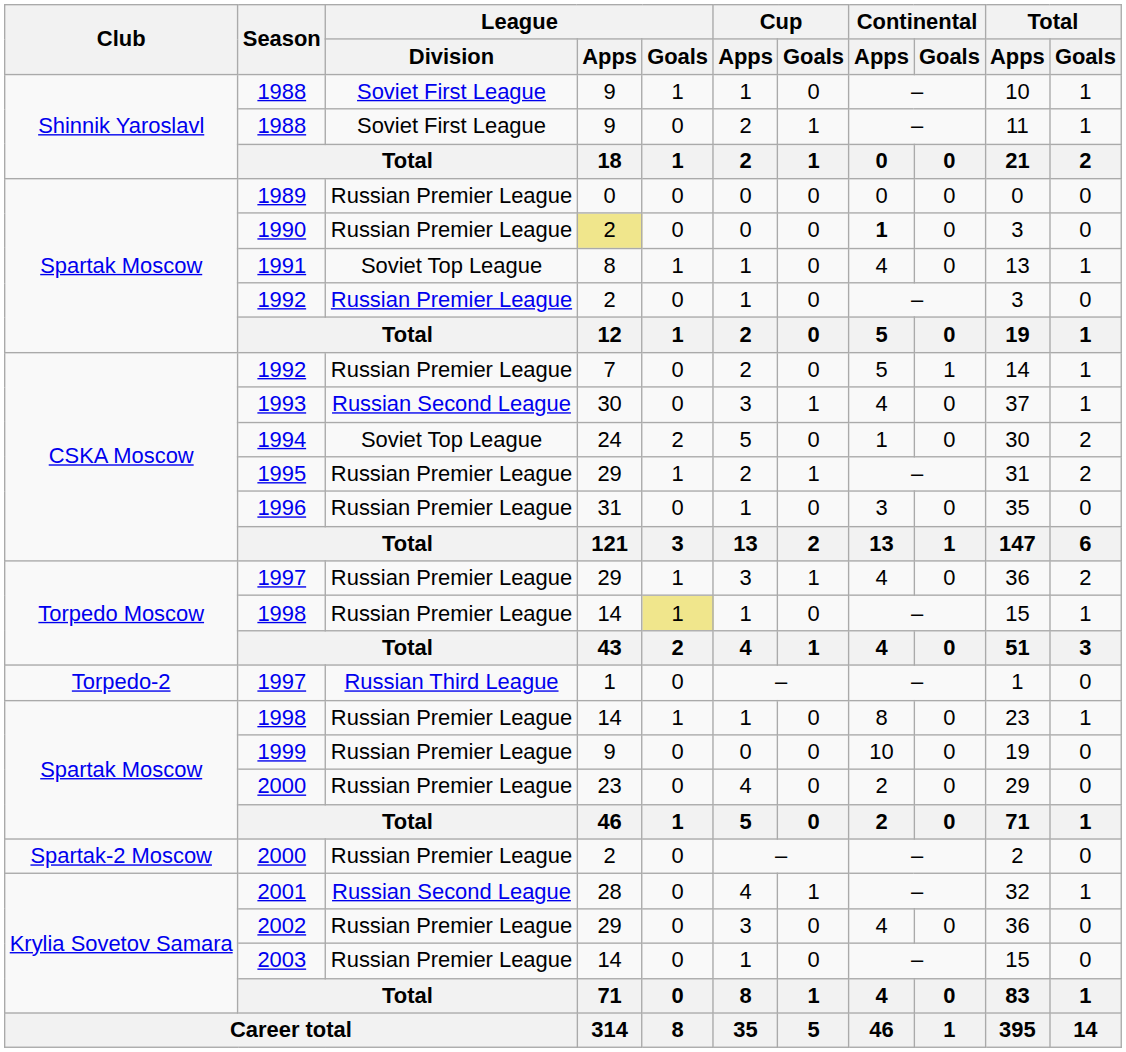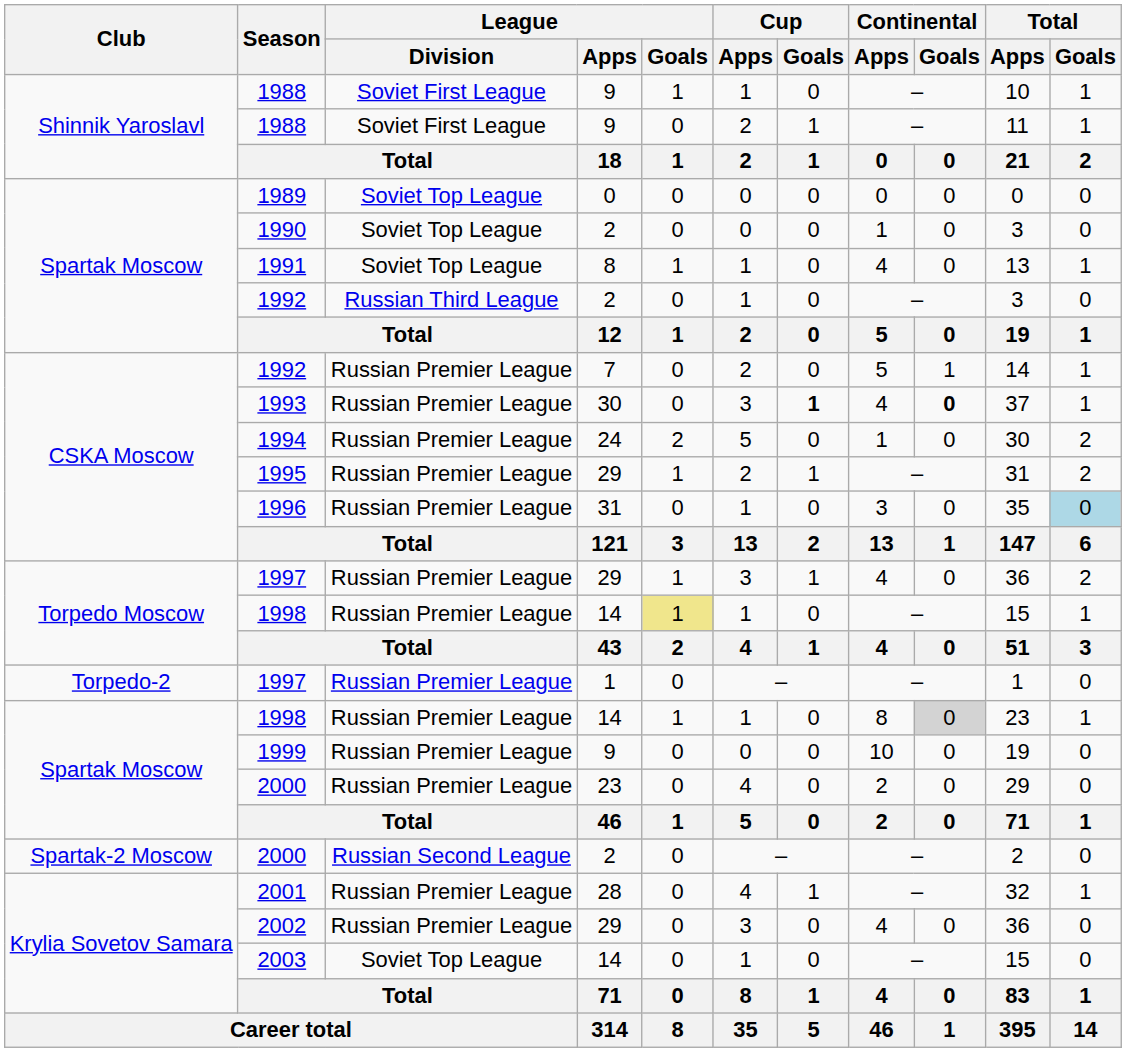(451, 195) Russian Premier League -> (451, 195) Soviet Top League
(451, 230) Russian Premier League -> (451, 230) Soviet Top League
(610, 230) khaki background -> (610, 230) no background
(881, 230) bold -> (881, 230) normal
(451, 299) Russian Premier League -> (451, 299) Russian Third League
(451, 404) Russian Second League -> (451, 404) Russian Premier League
(814, 404) normal -> (814, 404) bold
(949, 404) normal -> (949, 404) bold
(451, 439) Soviet Top League -> (451, 439) Russian Premier League
(1085, 508) no background -> (1085, 508) lightblue background
(451, 682) Russian Third League -> (451, 682) Russian Premier League
(949, 717) no background -> (949, 717) lightgrey background
(451, 856) Russian Premier League -> (451, 856) Russian Second League
(451, 890) Russian Second League -> (451, 890) Russian Premier League
(451, 960) Russian Premier League -> (451, 960) Soviet Top League
